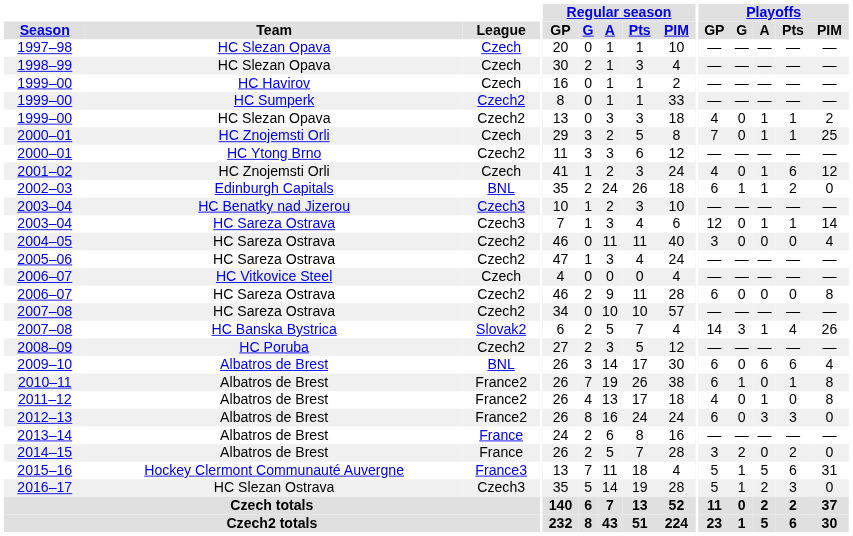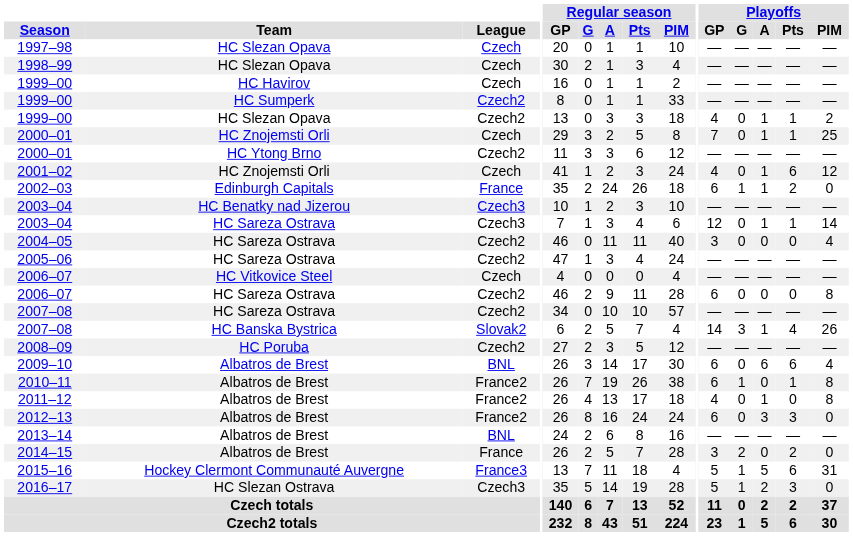(501, 188) BNL -> (501, 188) France
(501, 435) France -> (501, 435) BNL
